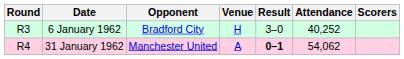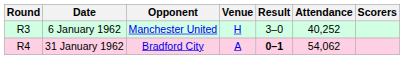(173, 29) Bradford City -> (173, 29) Manchester United
(173, 46) Manchester United -> (173, 46) Bradford City
